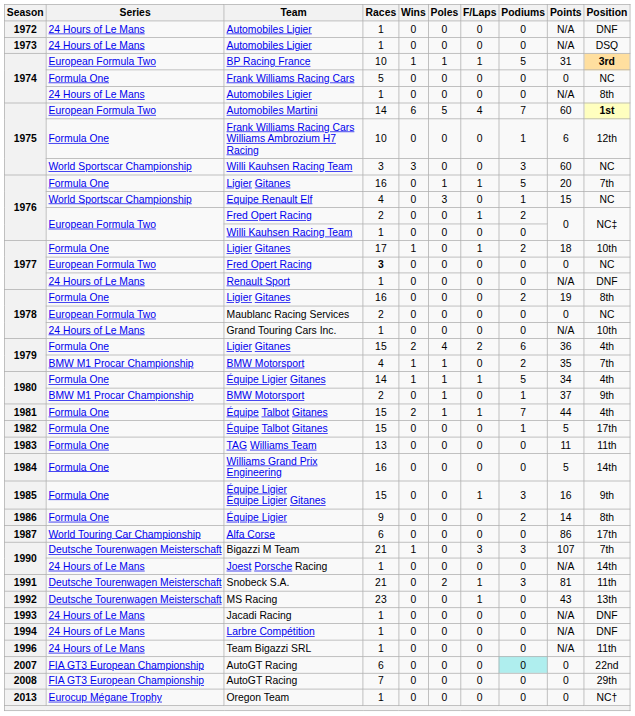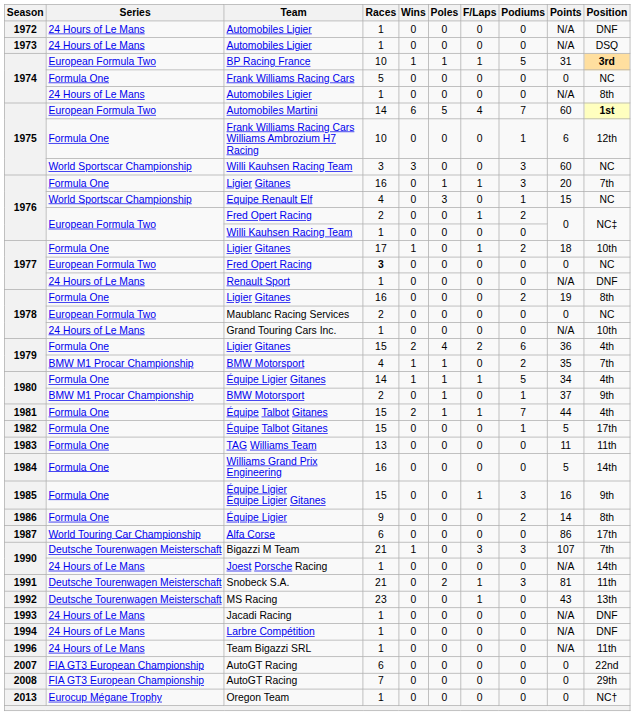(523, 183) 5 -> (523, 183) 3
(523, 665) paleturquoise background -> (523, 665) no background
